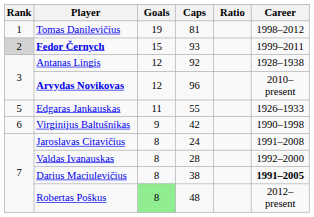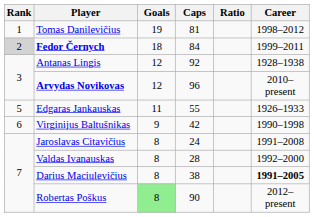(157, 46) 15 -> (157, 46) 18
(195, 46) 93 -> (195, 46) 84
(195, 198) 48 -> (195, 198) 90
